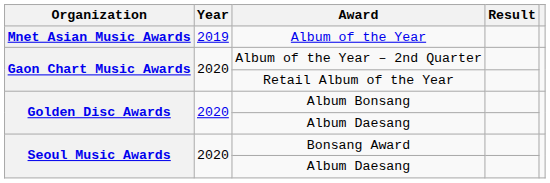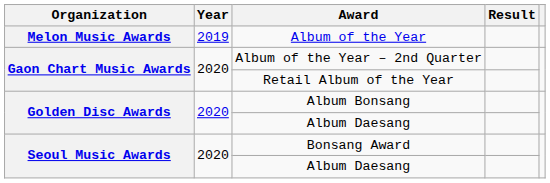+ row: (99, 37)
- row: (99, 37)
